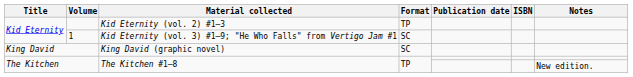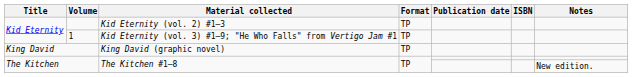(406, 37) SC -> (406, 37) TP
(406, 50) SC -> (406, 50) TP
